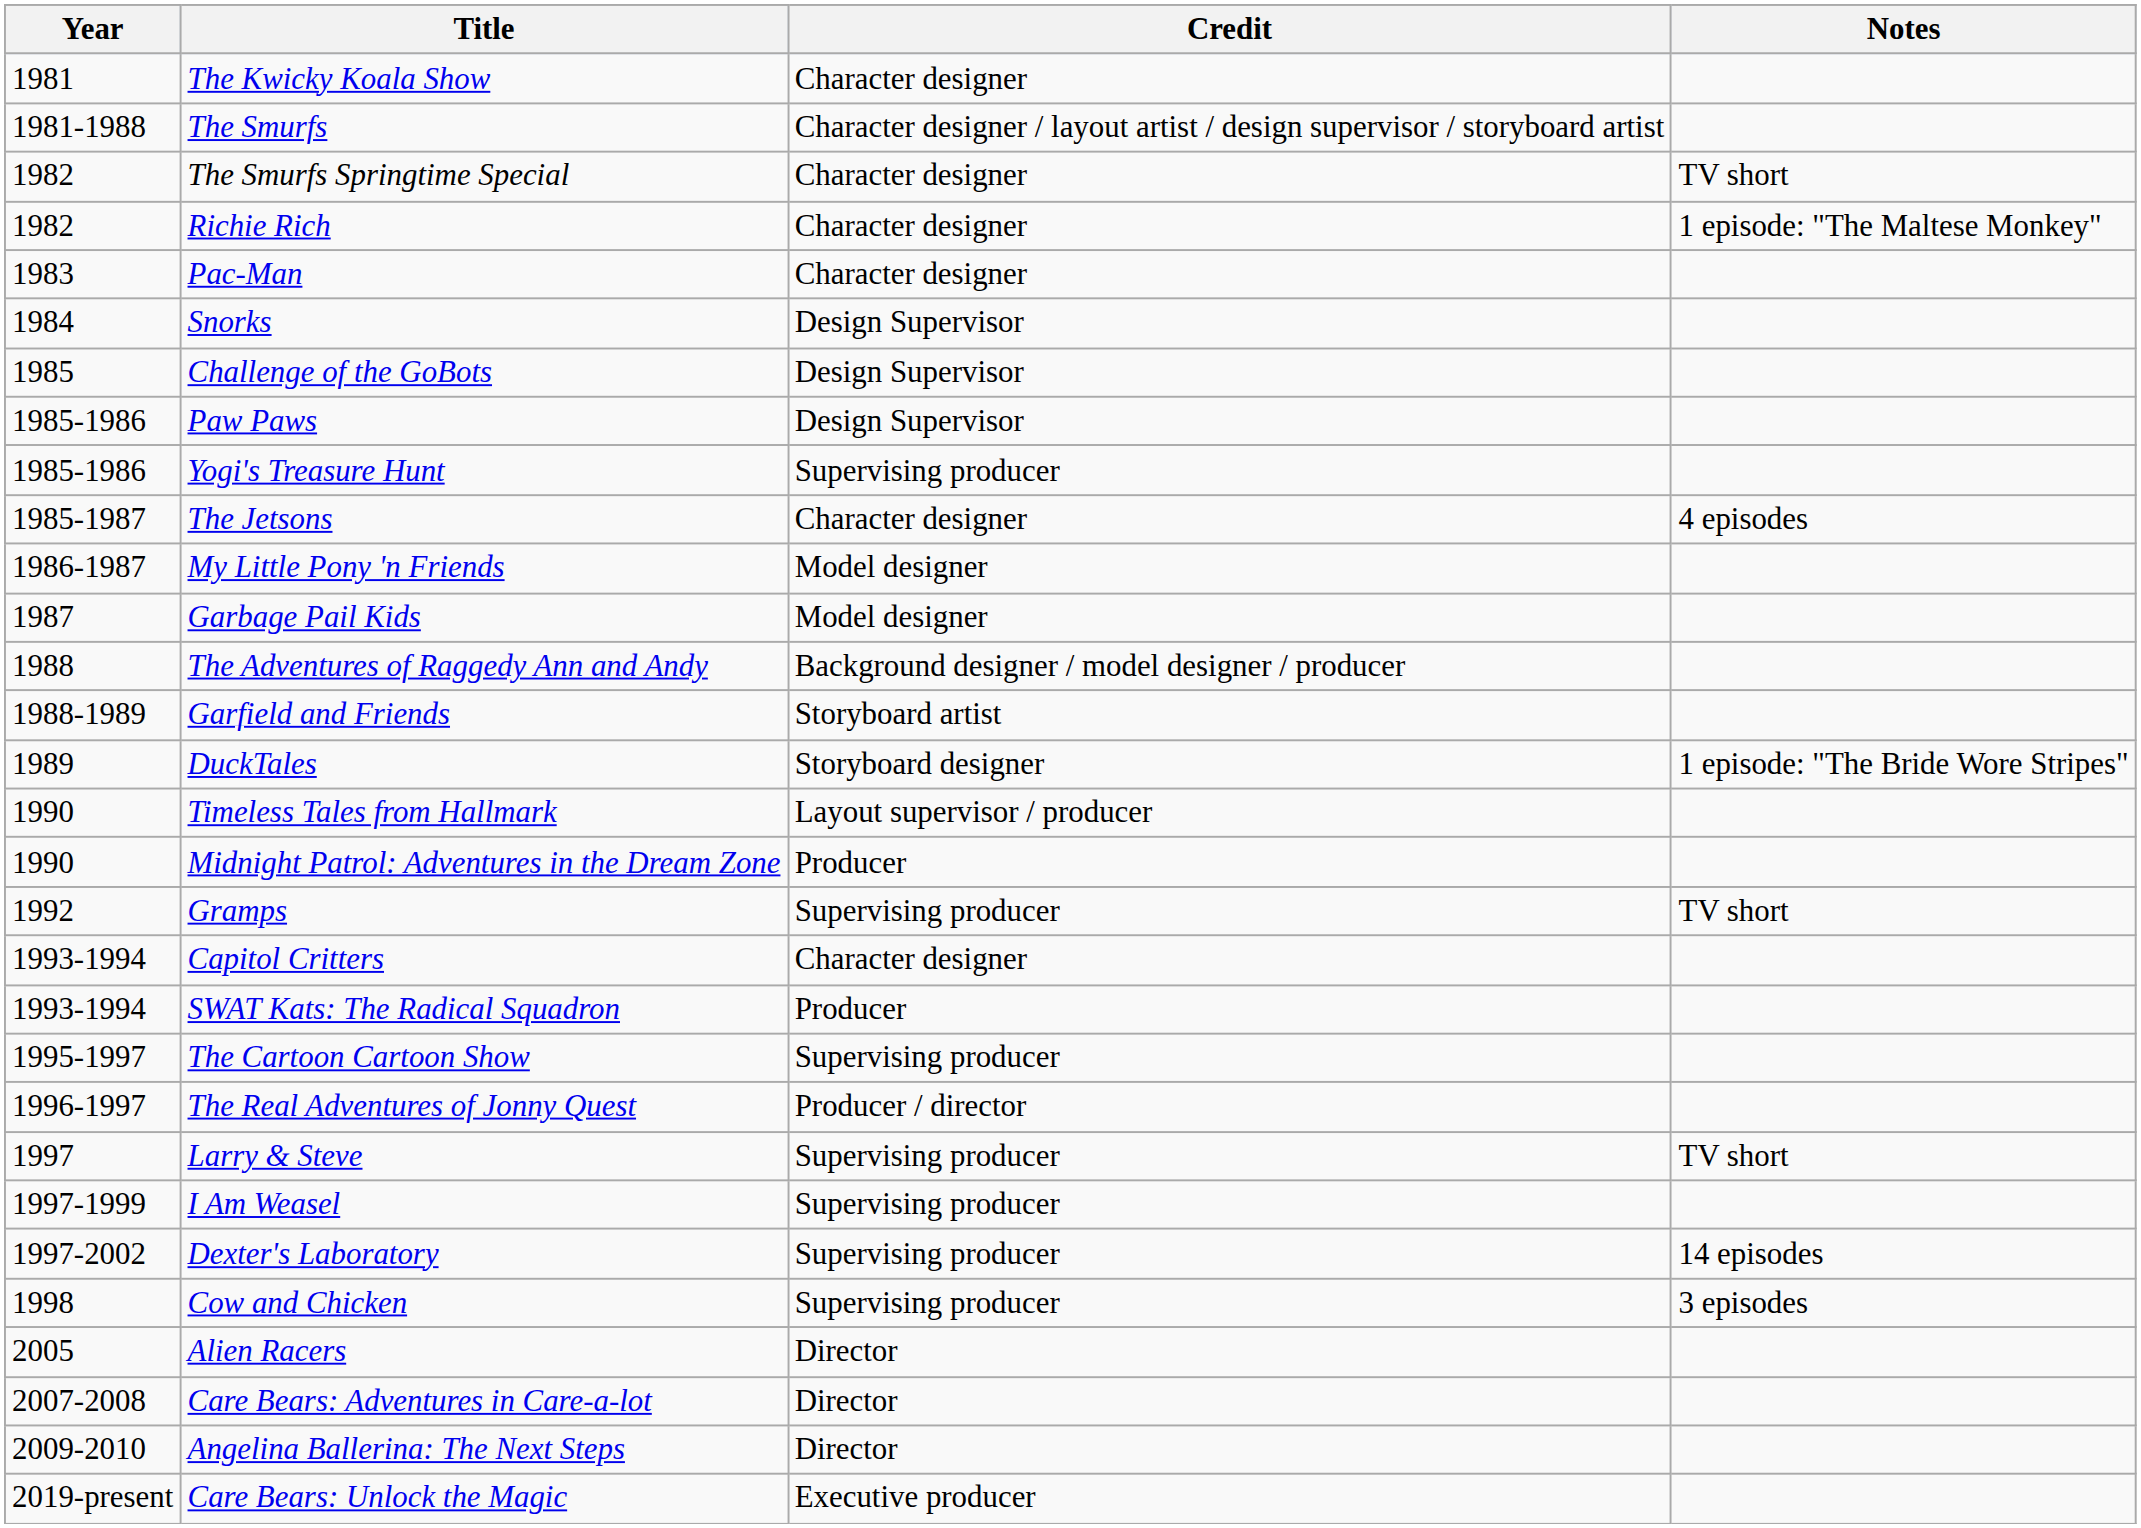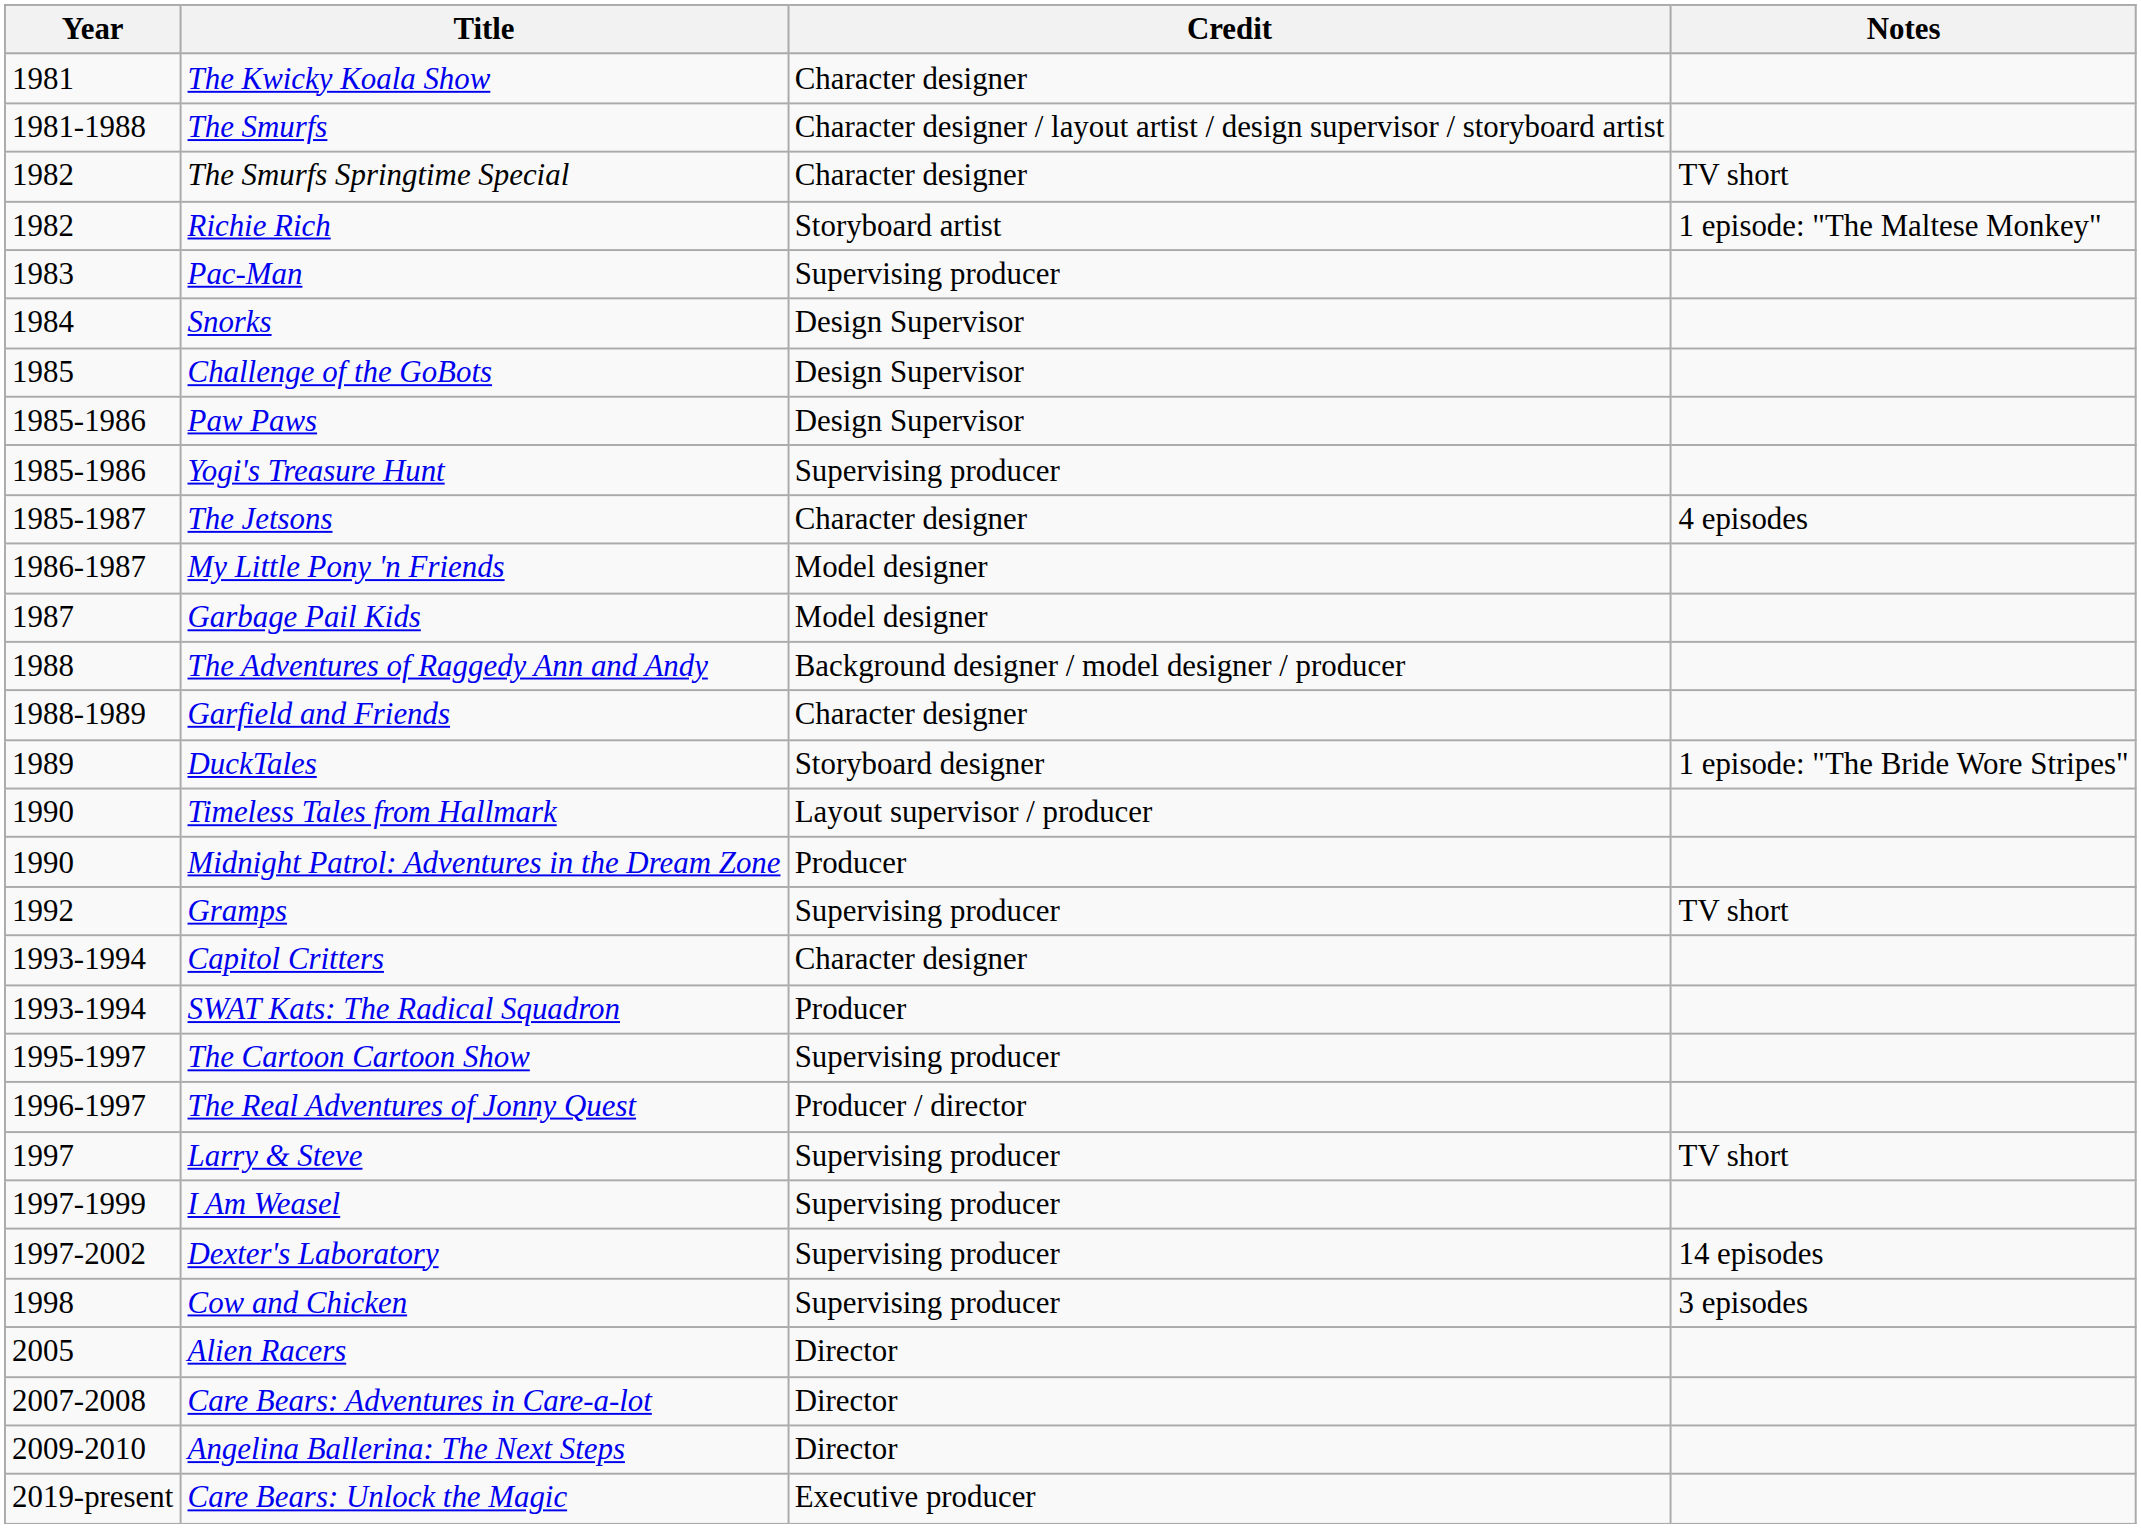(911, 224) Character designer -> (898, 224) Storyboard artist
(911, 273) Character designer -> (927, 273) Supervising producer
(898, 714) Storyboard artist -> (911, 714) Character designer
